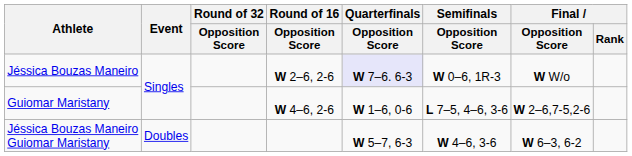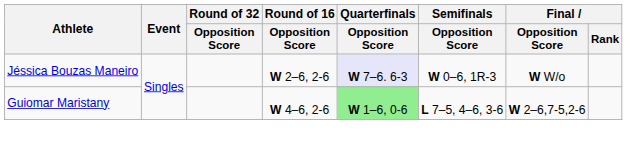(383, 110) no background -> (378, 110) lightgreen background
- row: (73, 136)
